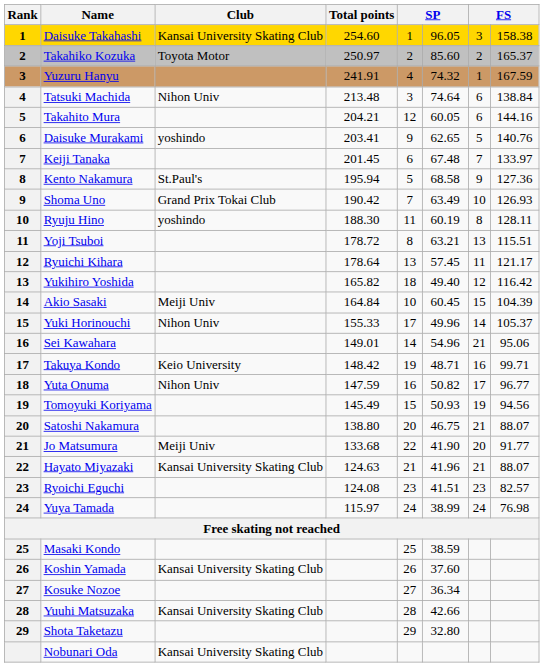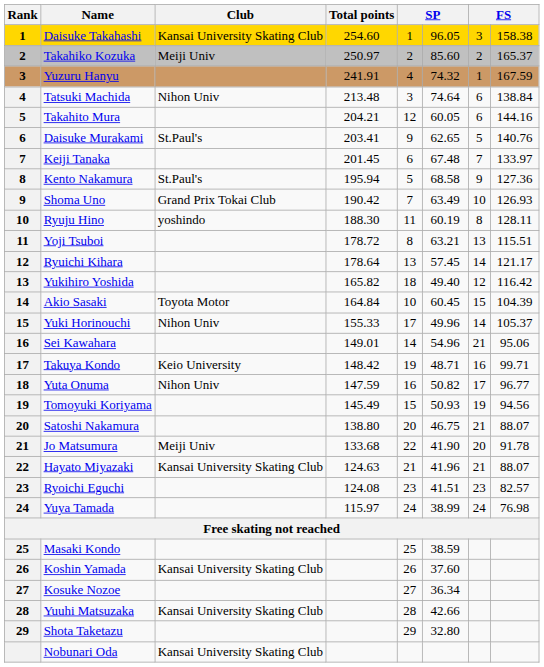(193, 55) Toyota Motor -> (186, 55) Meiji Univ
(182, 138) yoshindo -> (180, 138) St.Paul's
(479, 261) 11 -> (479, 261) 14
(186, 302) Meiji Univ -> (193, 302) Toyota Motor
(515, 446) 91.77 -> (515, 446) 91.78
